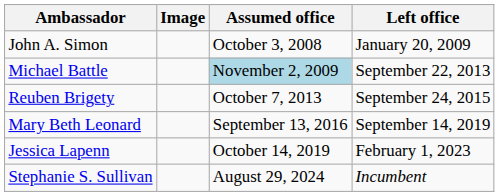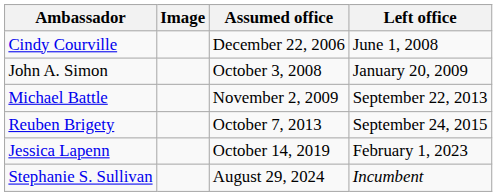+ row: (63, 44)
(276, 71) lightblue background -> (276, 97) no background
- row: (75, 124)
